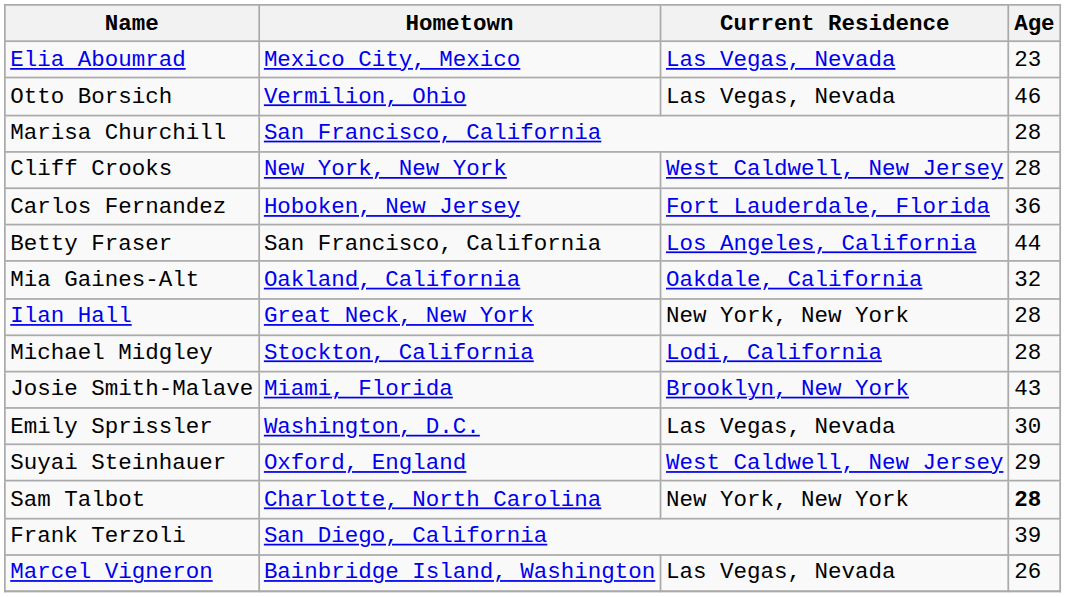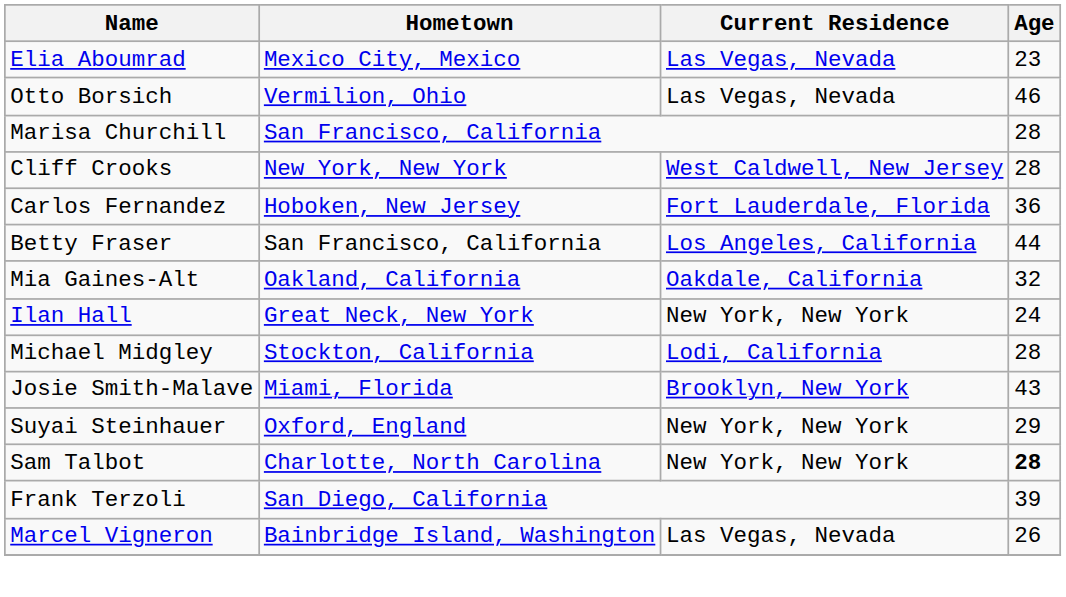(1028, 316) 28 -> (1028, 316) 24
- row: (111, 426)
(835, 463) West Caldwell, New Jersey -> (787, 426) New York, New York
